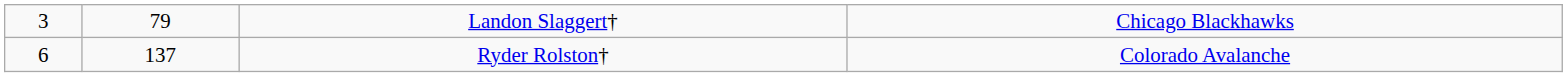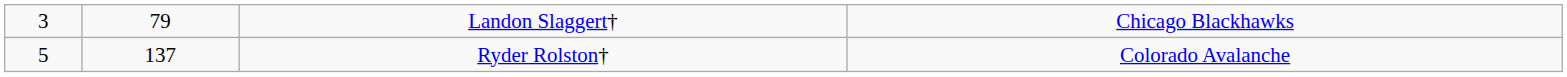(43, 54) 6 -> (43, 54) 5
